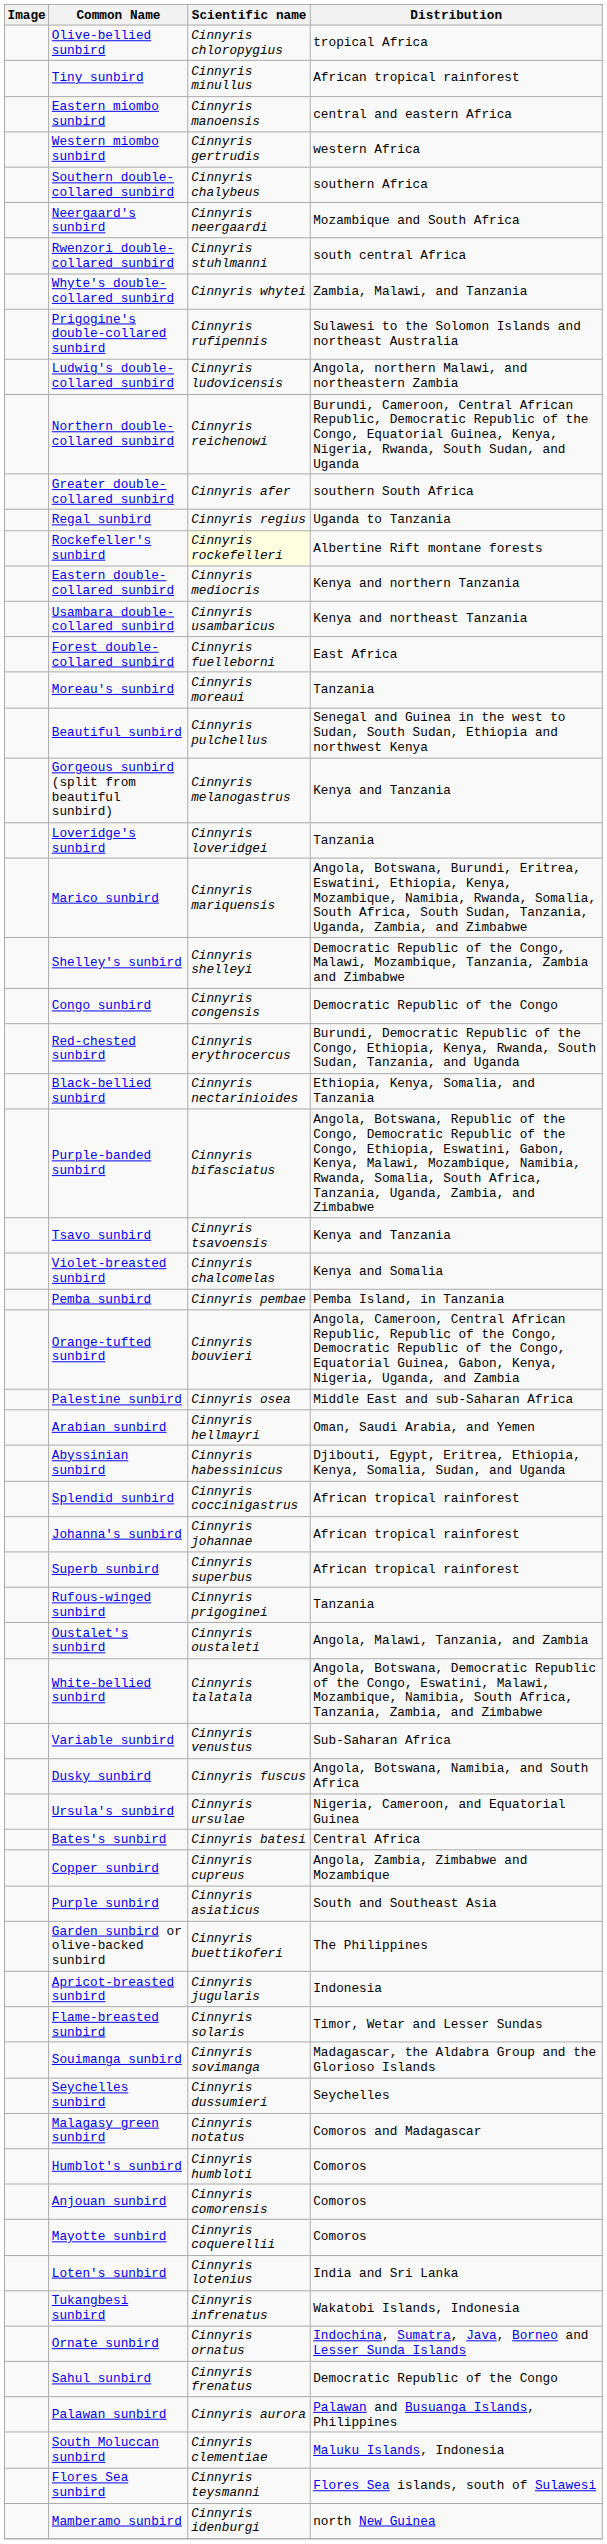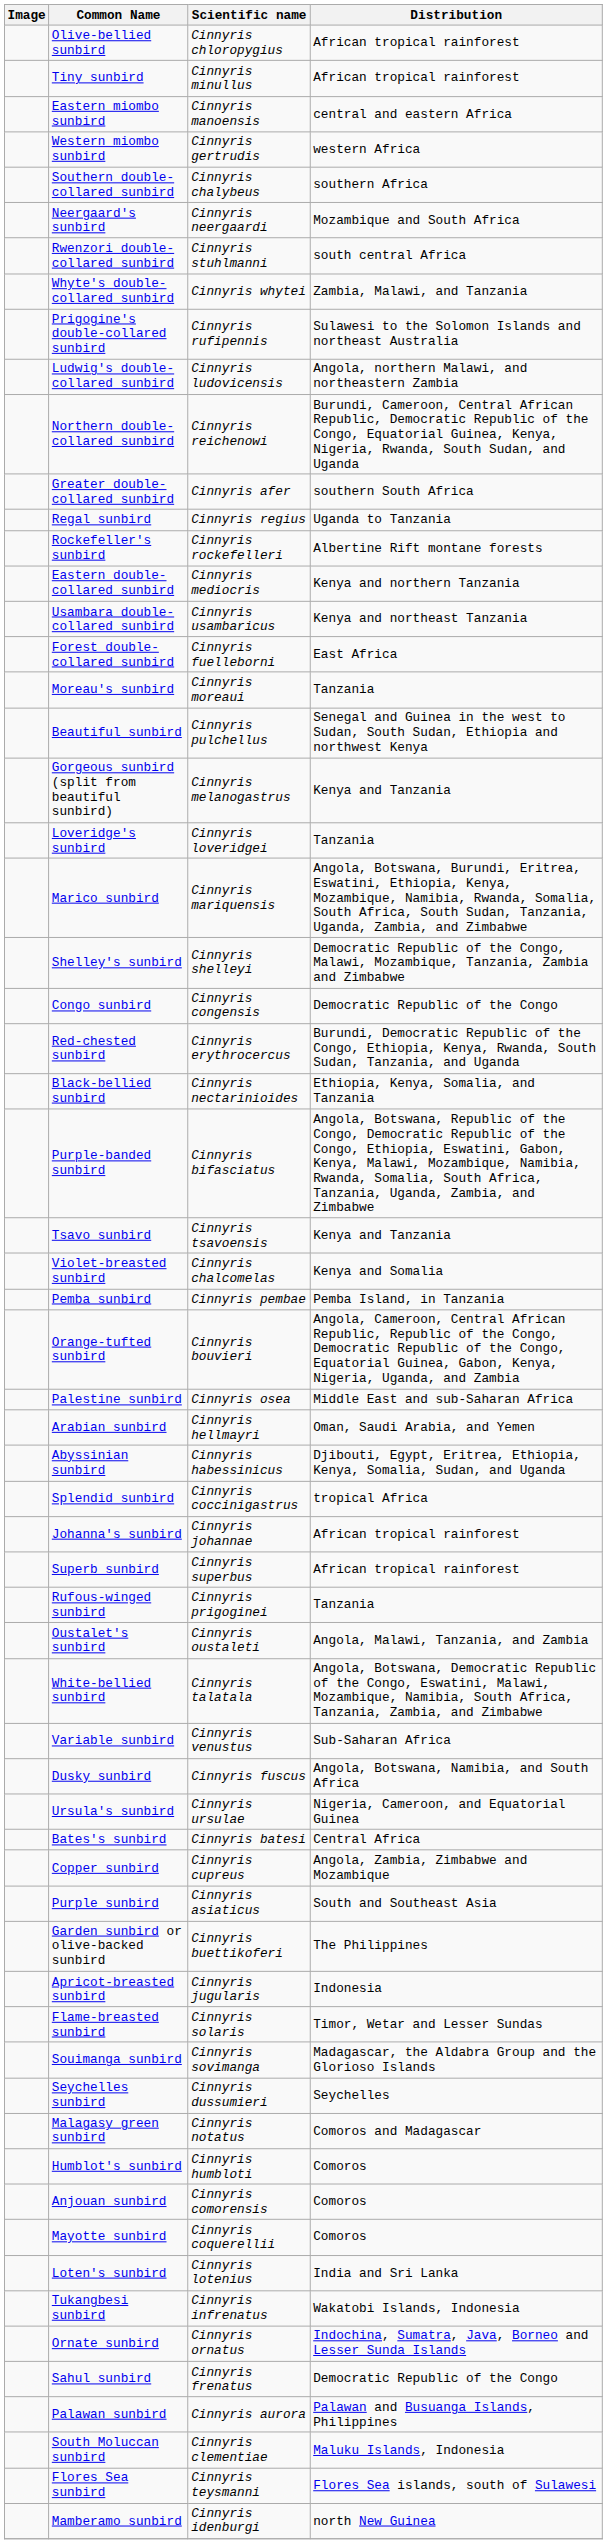(371, 43) tropical Africa -> (416, 43) African tropical rainforest
(237, 548) lightyellow background -> (237, 548) no background
(416, 1499) African tropical rainforest -> (371, 1499) tropical Africa
